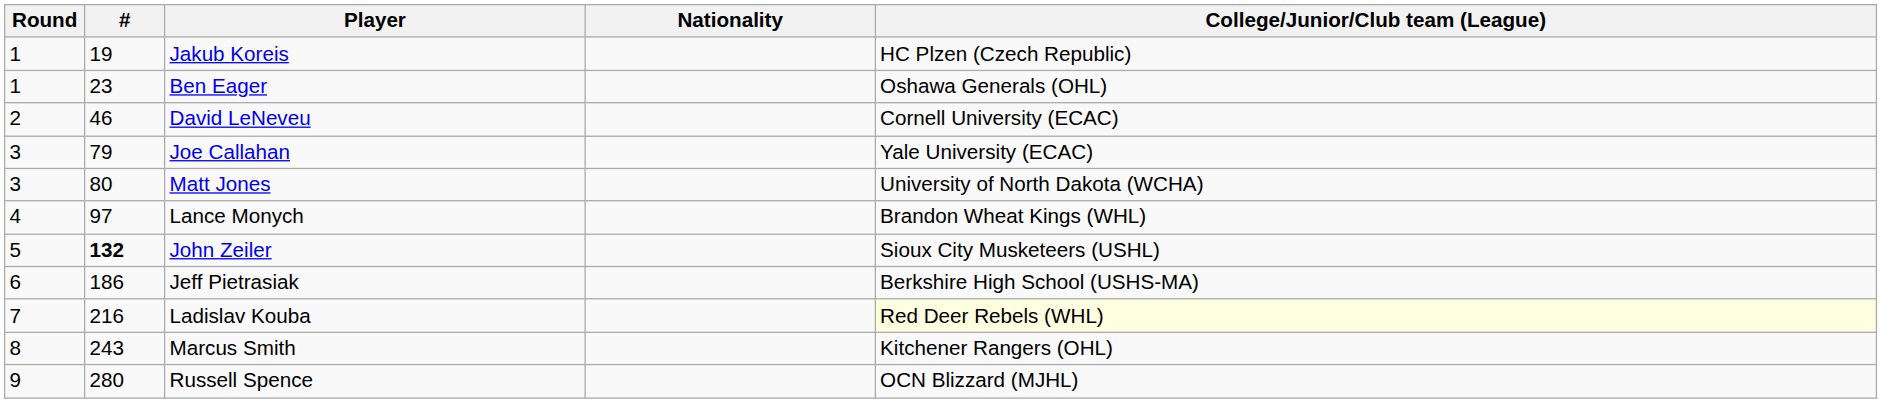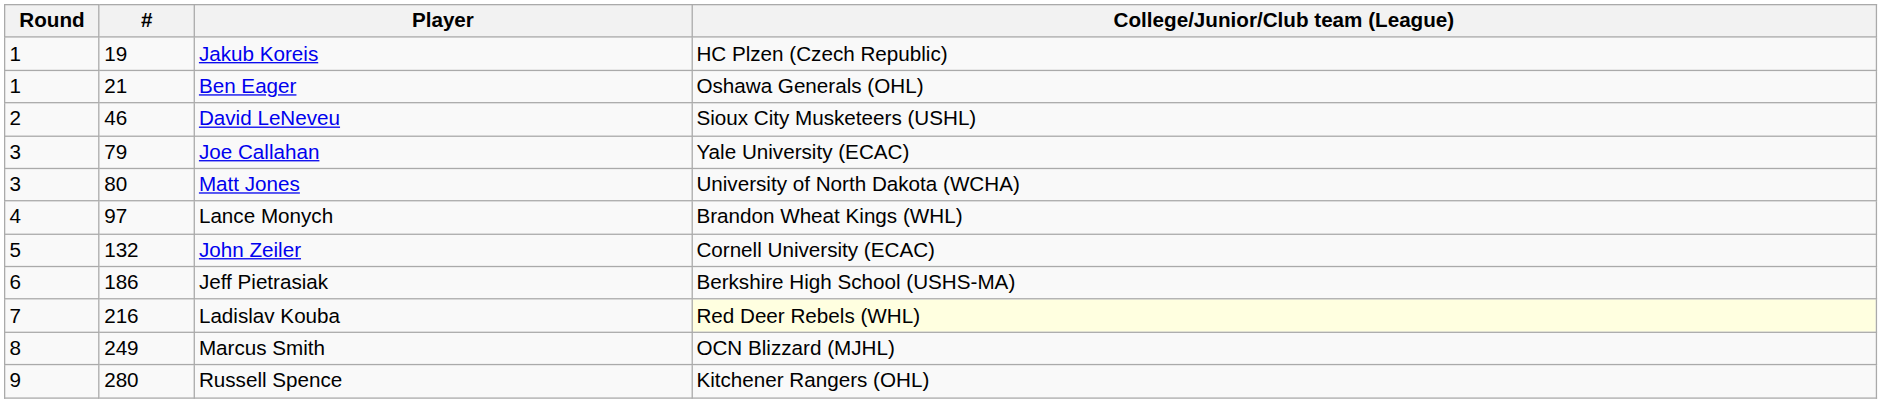- column: (730, 20)
(101, 86) 23 -> (116, 86) 21
(999, 119) Cornell University (ECAC) -> (836, 119) Sioux City Musketeers (USHL)
(107, 250) bold -> (121, 250) normal
(1020, 250) Sioux City Musketeers (USHL) -> (816, 250) Cornell University (ECAC)
(107, 348) 243 -> (121, 348) 249
(997, 348) Kitchener Rangers (OHL) -> (796, 348) OCN Blizzard (MJHL)
(979, 380) OCN Blizzard (MJHL) -> (813, 380) Kitchener Rangers (OHL)
